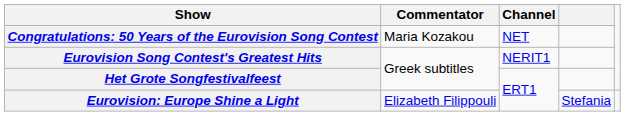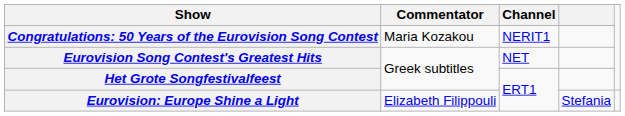(516, 36) NET -> (526, 36) NERIT1
(526, 57) NERIT1 -> (516, 57) NET
